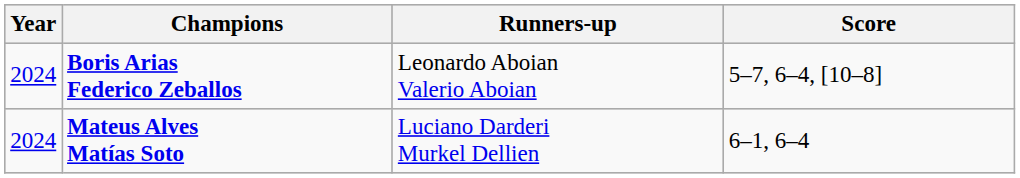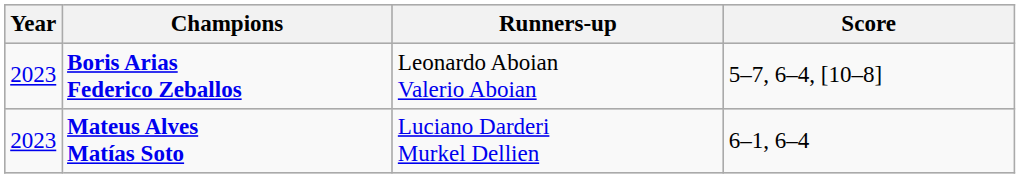(33, 75) 2024 -> (33, 75) 2023
(33, 140) 2024 -> (33, 140) 2023
